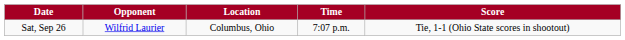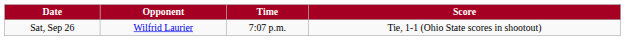- column: (242, 12)
